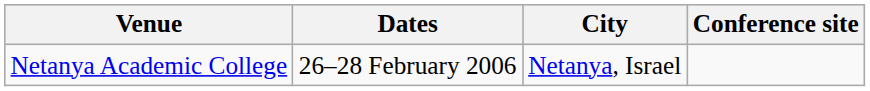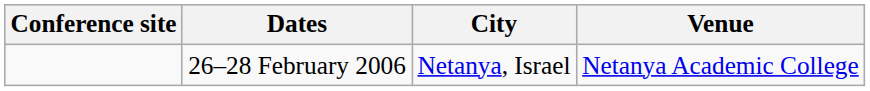columns swapped: (776, 24) <-> (149, 24)
